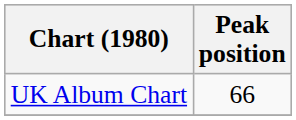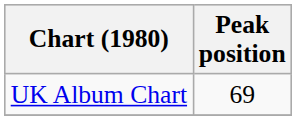(242, 94) 66 -> (242, 94) 69
